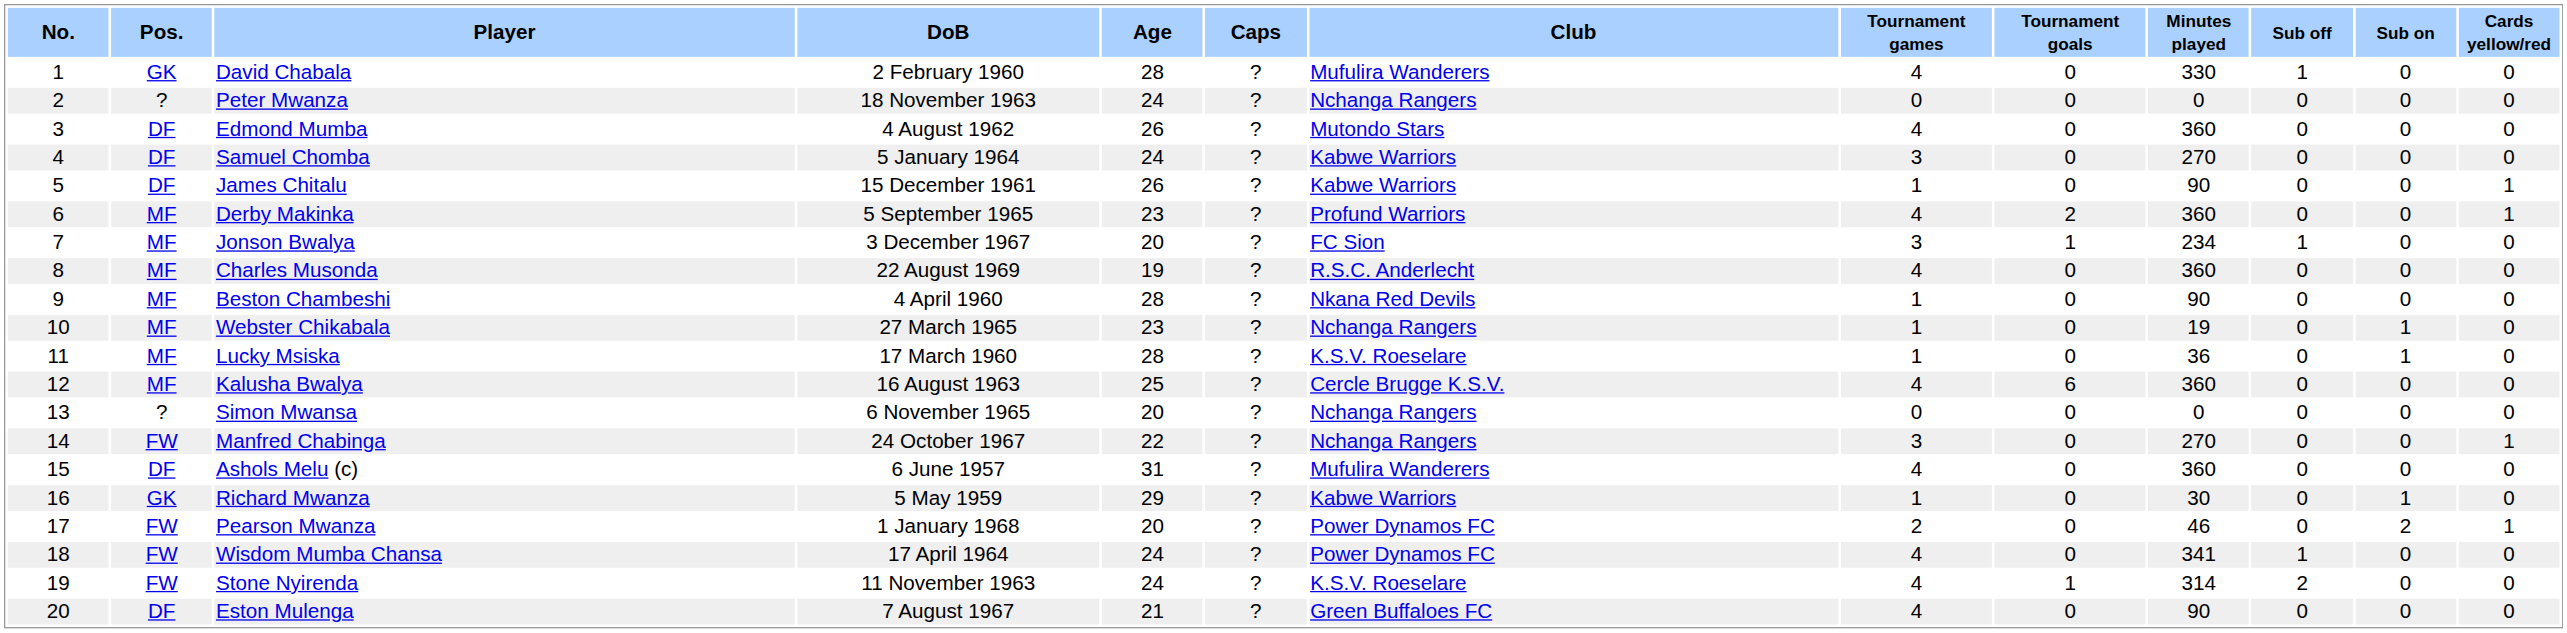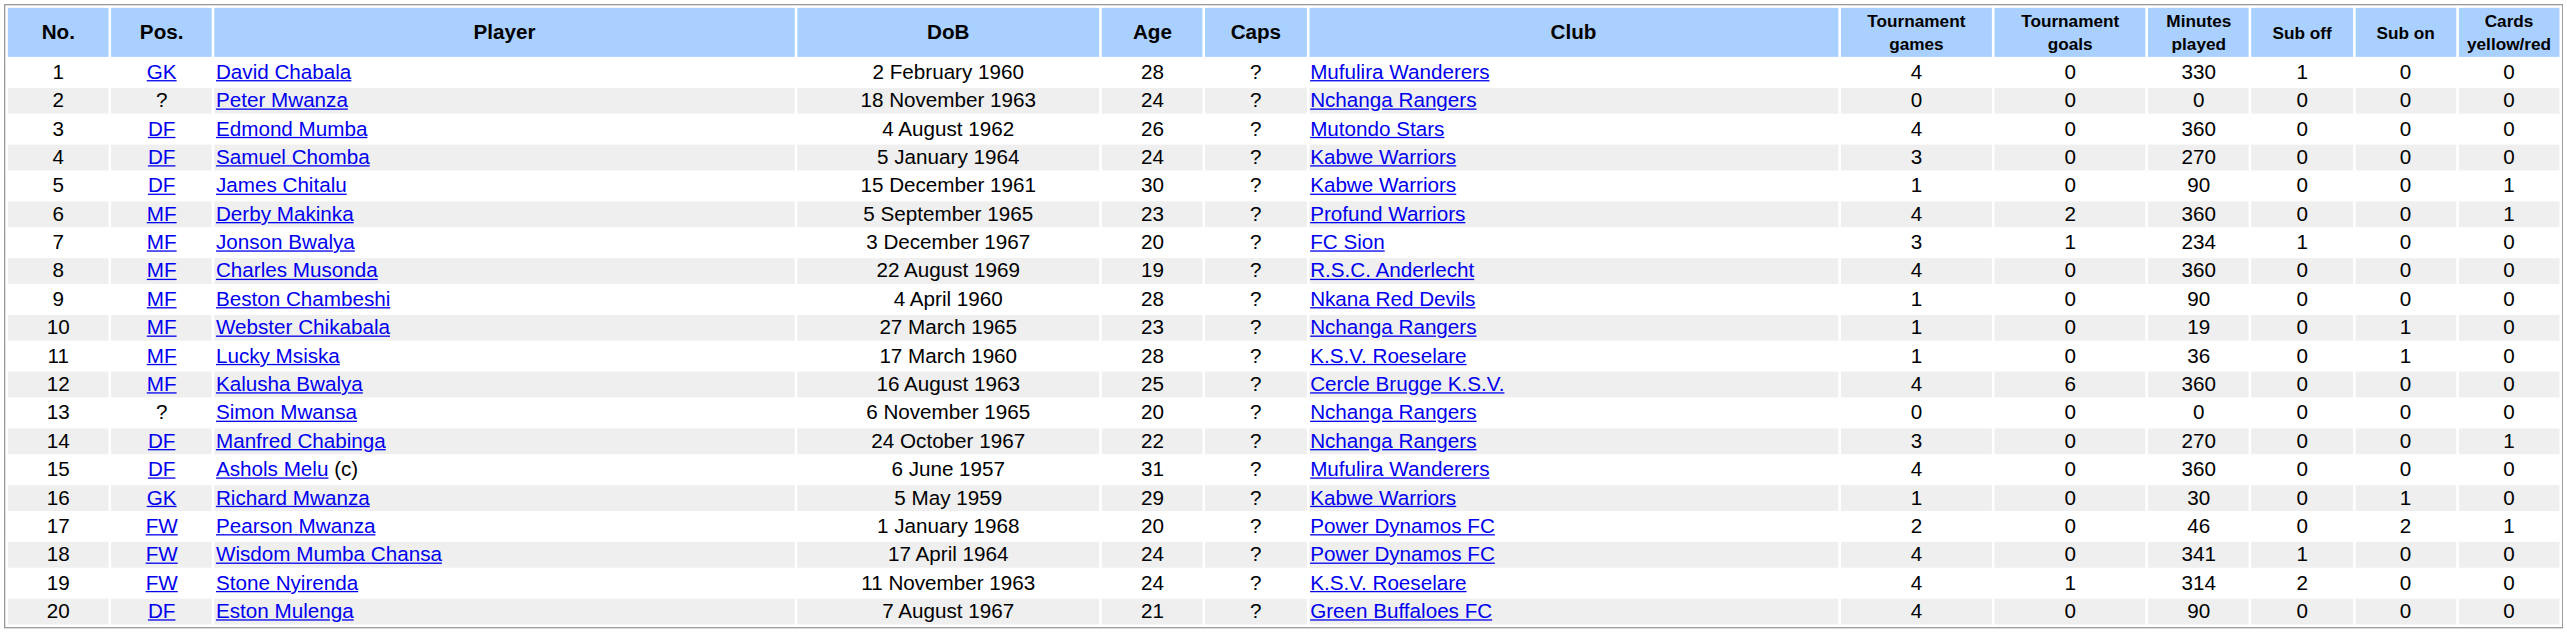(1152, 185) 26 -> (1152, 185) 30
(162, 441) FW -> (162, 441) DF
